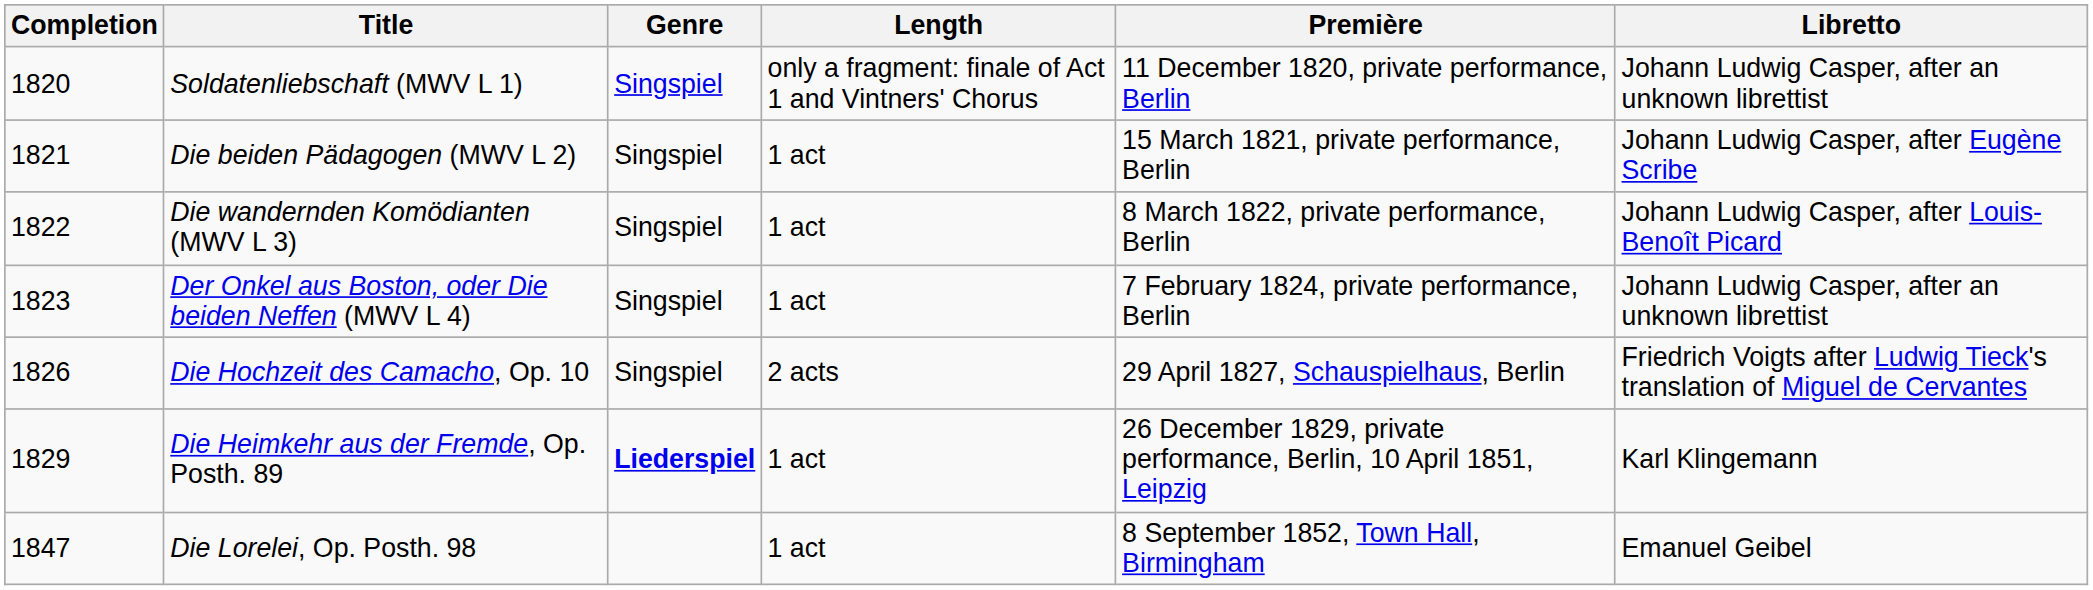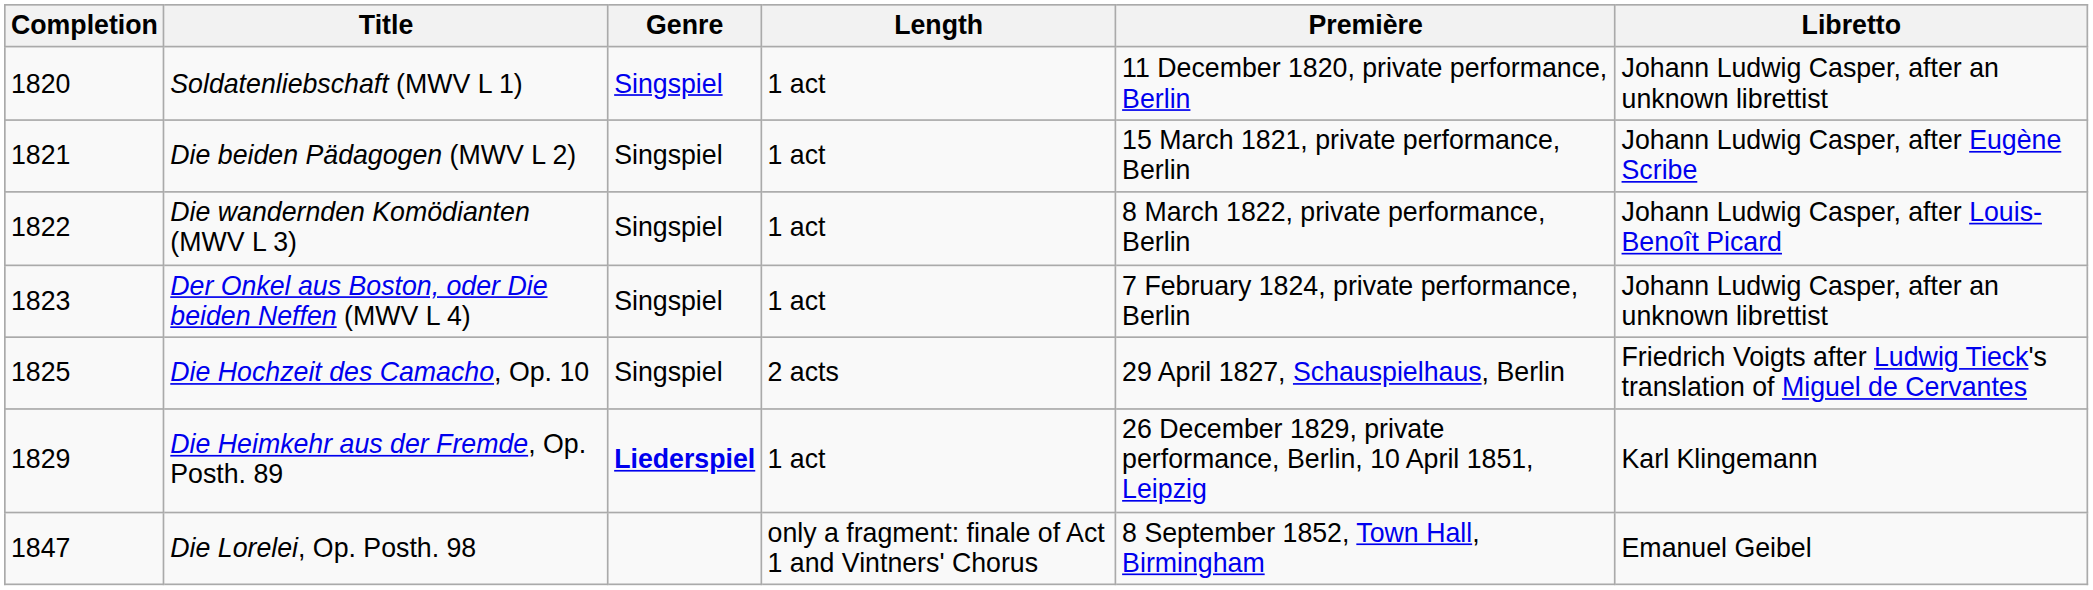(936, 83) only a fragment: finale of Act 1 and Vintners' Chorus -> (797, 83) 1 act
(41, 372) 1826 -> (41, 372) 1825
(797, 547) 1 act -> (936, 547) only a fragment: finale of Act 1 and Vintners' Chorus
